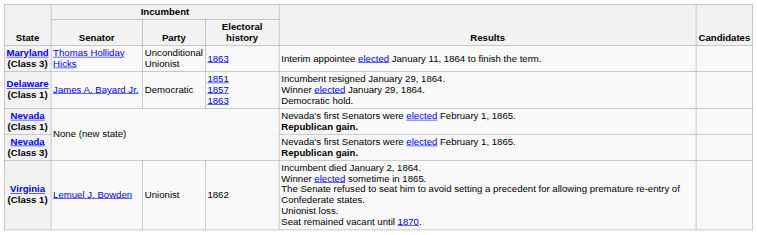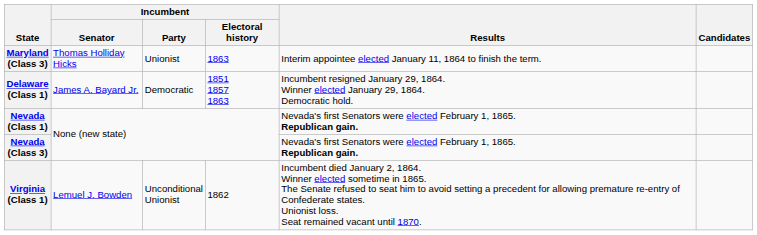(174, 58) Unconditional Unionist -> (162, 58) Unionist
(162, 195) Unionist -> (174, 195) Unconditional Unionist
